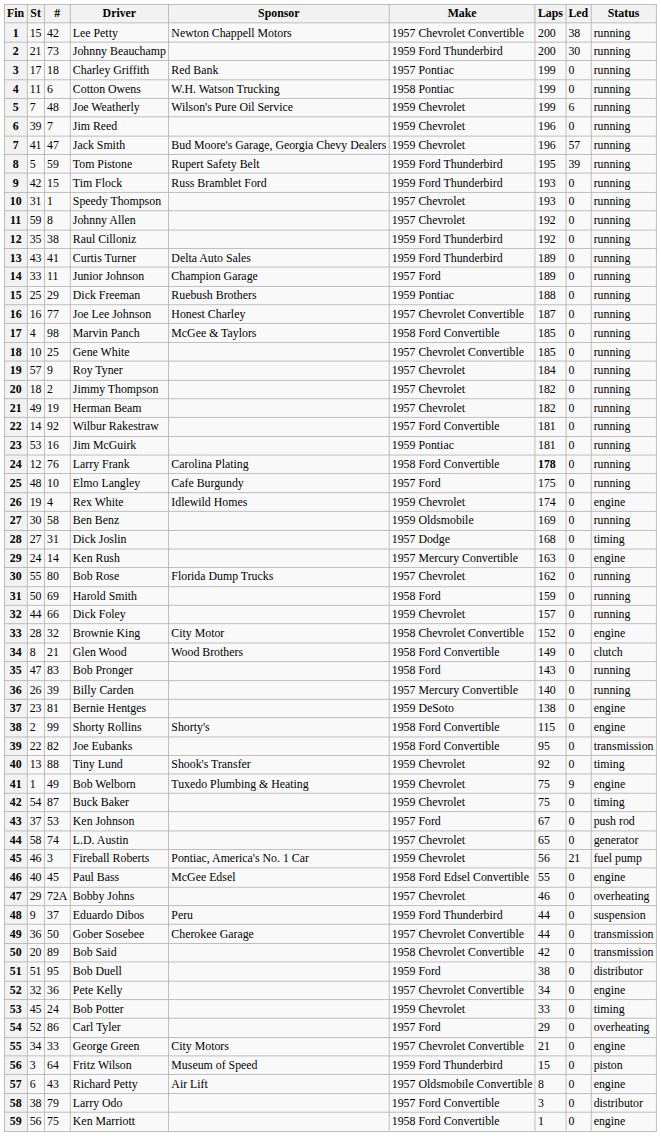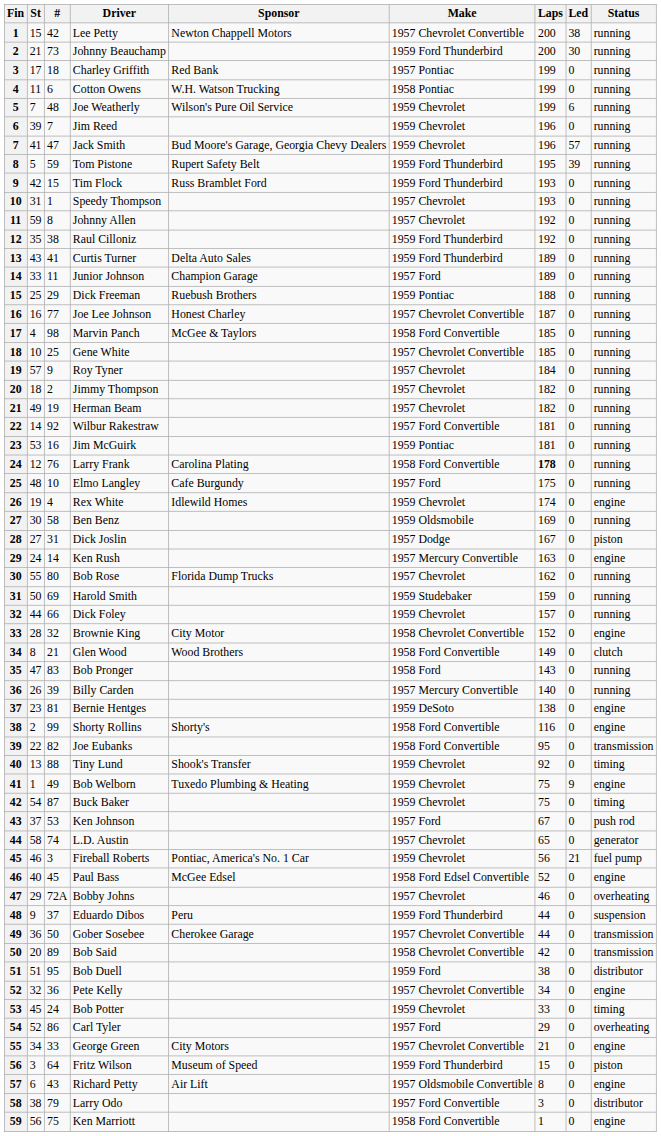(547, 539) 168 -> (547, 539) 167
(609, 539) timing -> (608, 539) piston
(416, 595) 1958 Ford -> (432, 595) 1959 Studebaker
(547, 727) 115 -> (547, 727) 116
(544, 877) 55 -> (544, 877) 52
